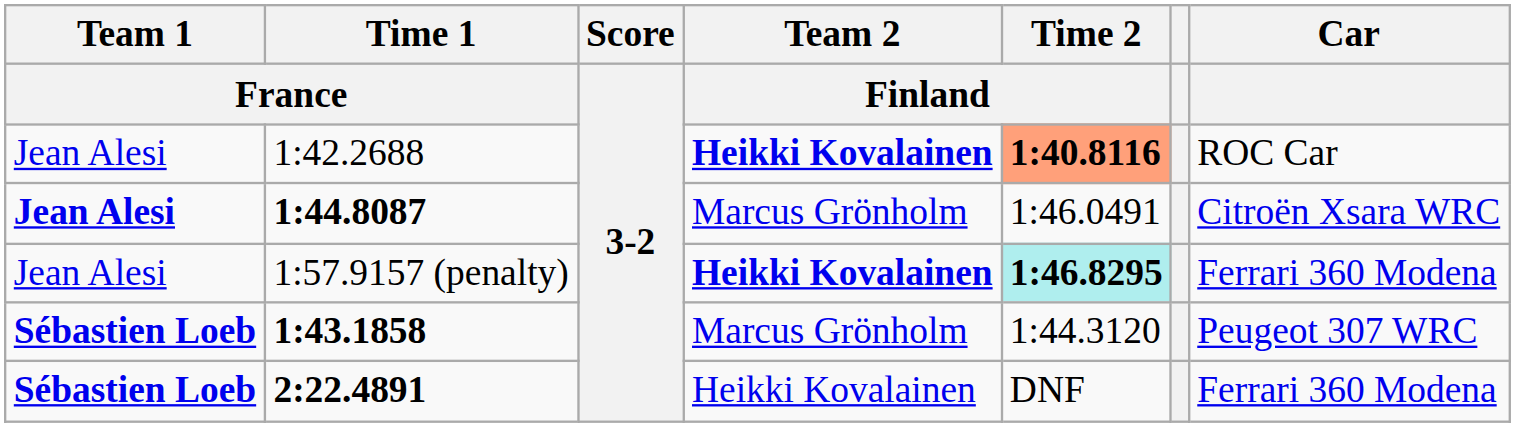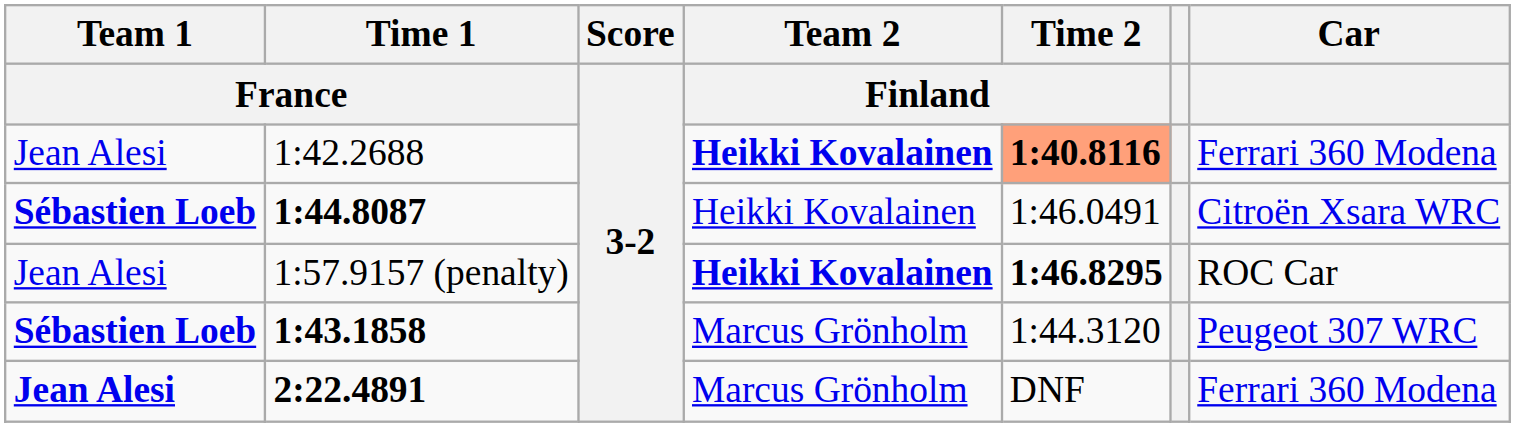(1267, 152) ROC Car -> (1347, 152) Ferrari 360 Modena
(94, 212) Jean Alesi -> (135, 212) Sébastien Loeb
(830, 212) Marcus Grönholm -> (834, 212) Heikki Kovalainen
(1086, 271) paleturquoise background -> (1086, 271) no background
(1347, 271) Ferrari 360 Modena -> (1267, 271) ROC Car
(135, 390) Sébastien Loeb -> (94, 390) Jean Alesi
(834, 390) Heikki Kovalainen -> (830, 390) Marcus Grönholm
